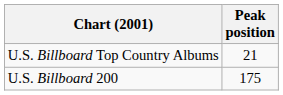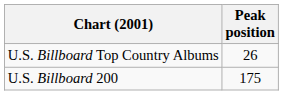(250, 55) 21 -> (250, 55) 26
